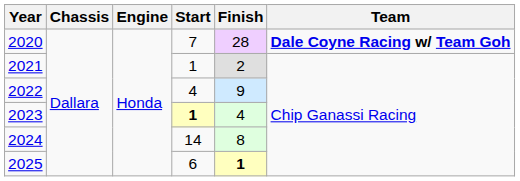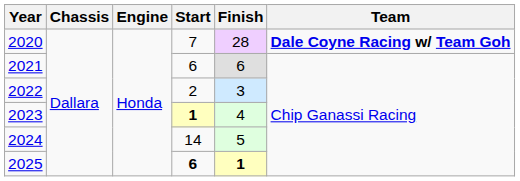(193, 66) 1 -> (193, 66) 6
(241, 66) 2 -> (241, 66) 6
(193, 91) 4 -> (193, 91) 2
(241, 91) 9 -> (241, 91) 3
(241, 140) 8 -> (241, 140) 5
(193, 164) normal -> (193, 164) bold
